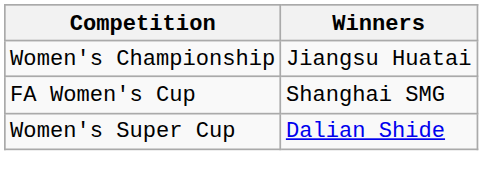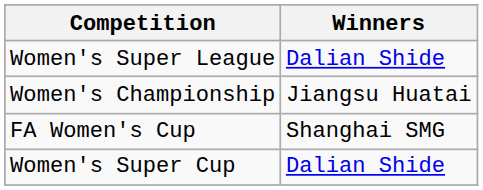+ row: (143, 59)
